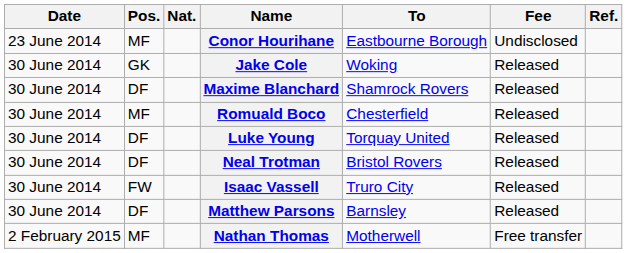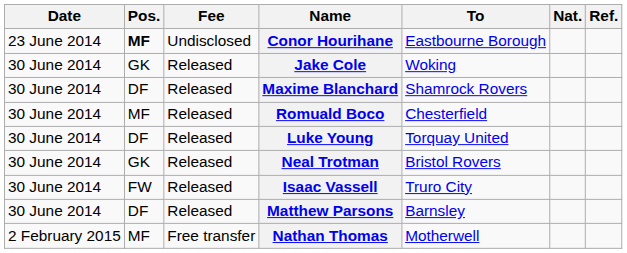columns swapped: (182, 16) <-> (538, 16)
(139, 41) normal -> (139, 41) bold
(138, 162) DF -> (139, 162) GK
